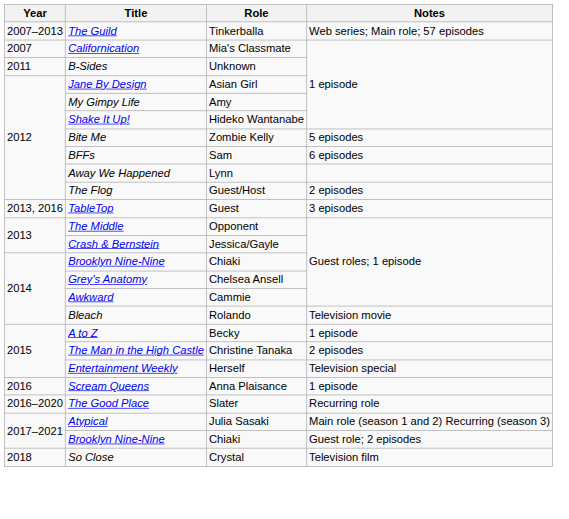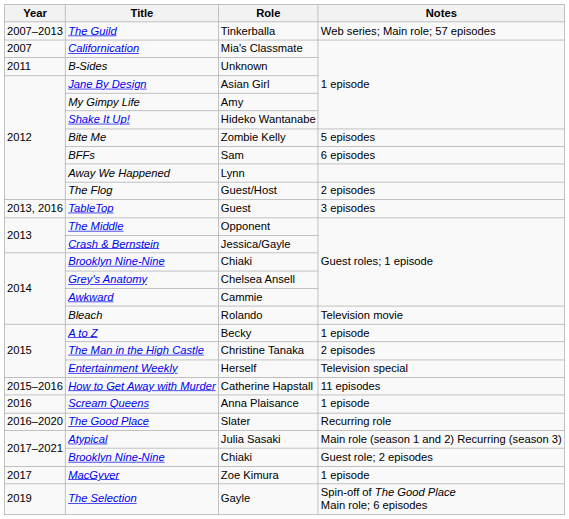+ row: (142, 386)
+ row: (94, 475)
- row: (91, 457)
+ row: (102, 499)
